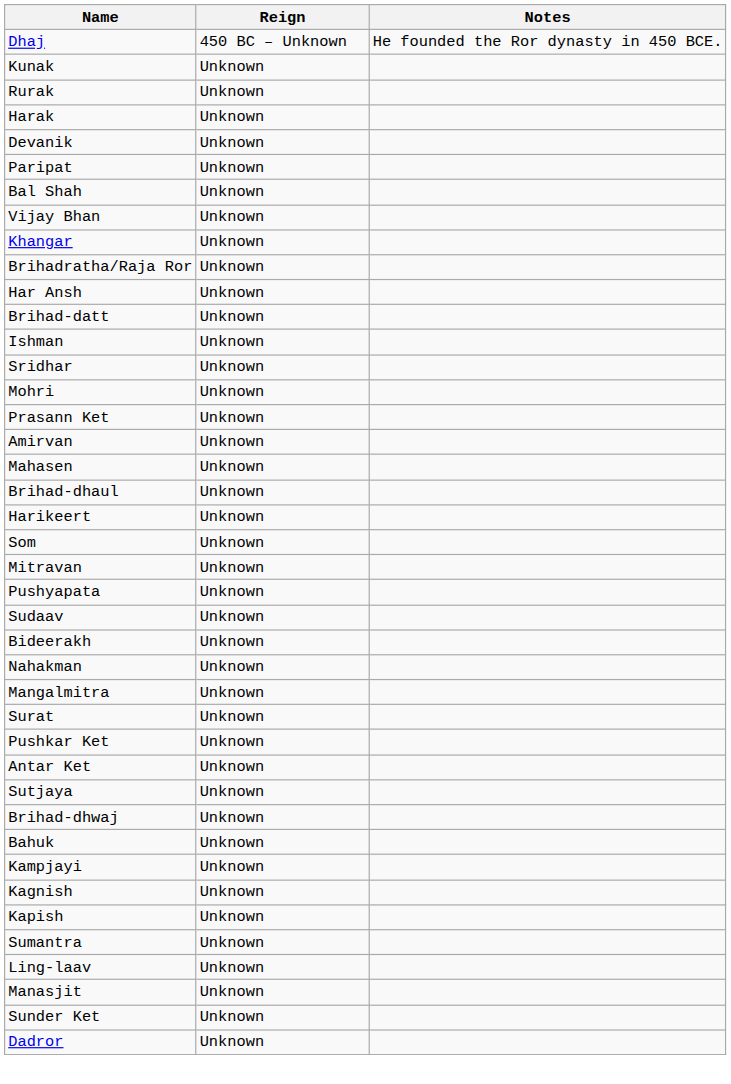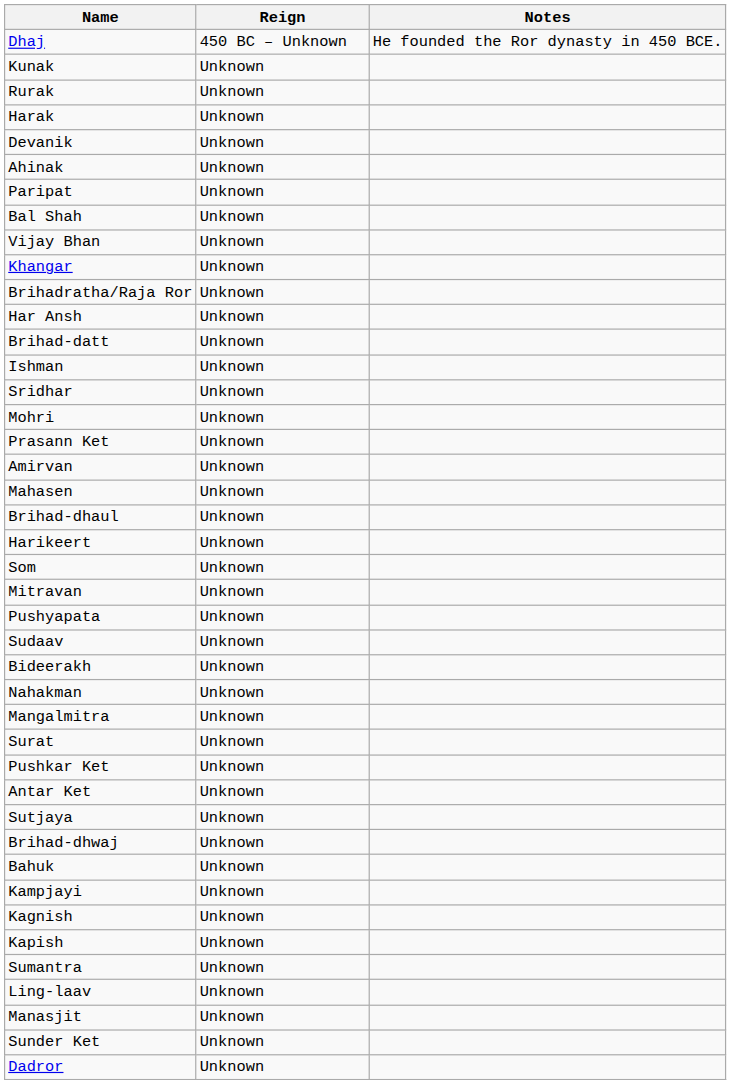+ row: (36, 167)
